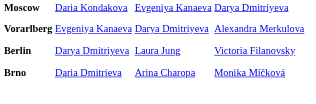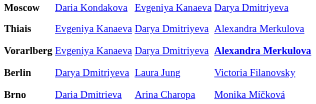+ row: (18, 29)
(259, 29) normal -> (263, 51) bold
